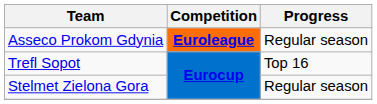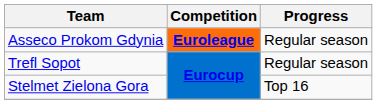(286, 63) Top 16 -> (316, 63) Regular season
(316, 87) Regular season -> (286, 87) Top 16
